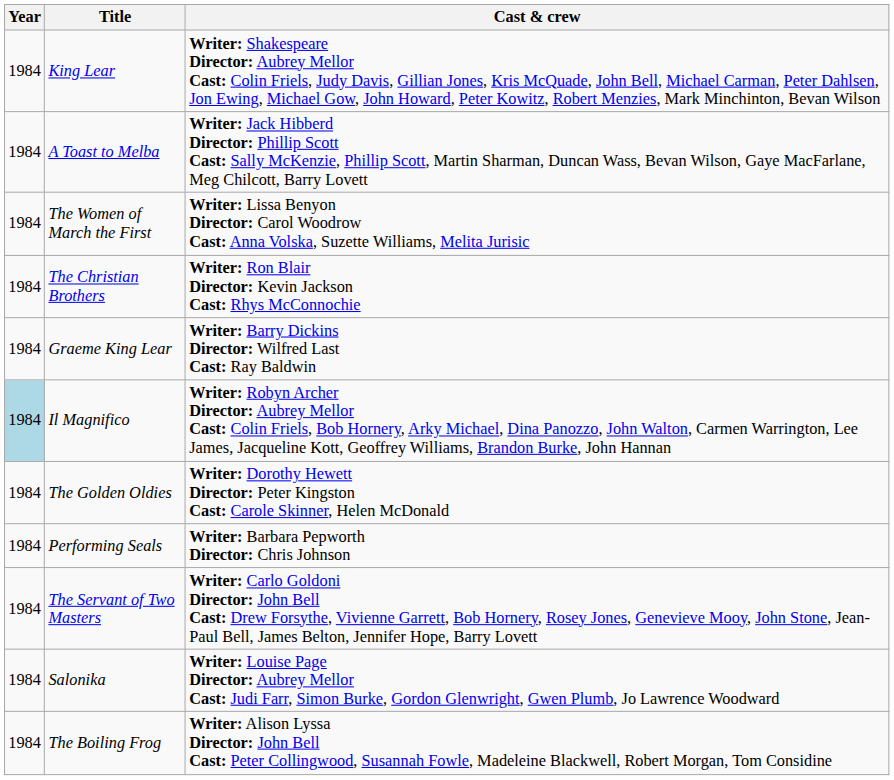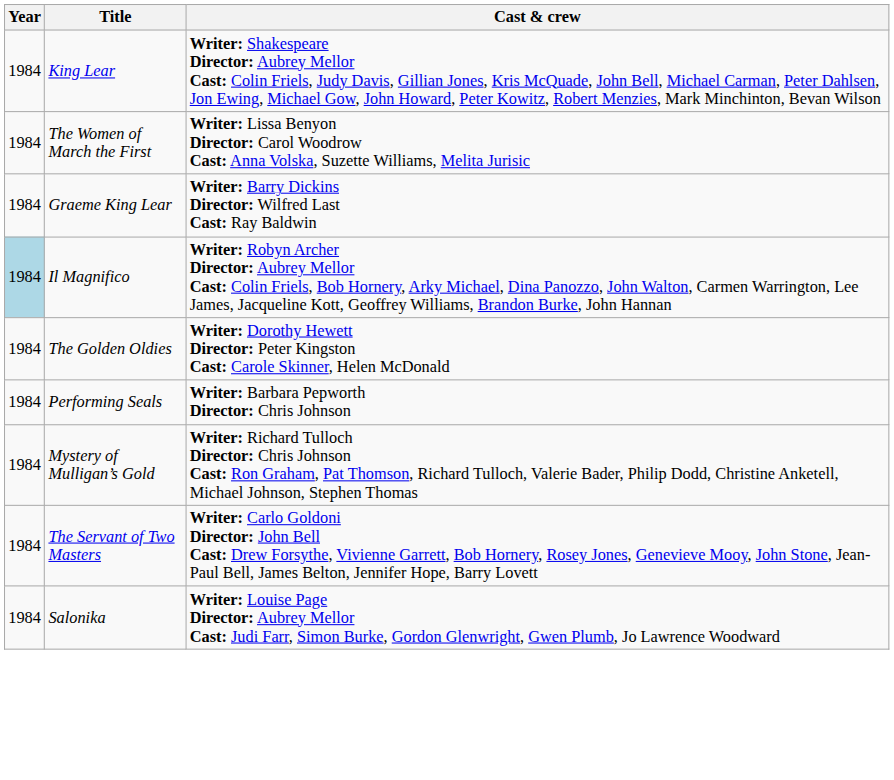- row: (104, 151)
- row: (94, 286)
+ row: (102, 464)
- row: (105, 742)
